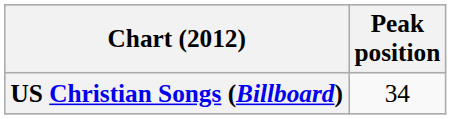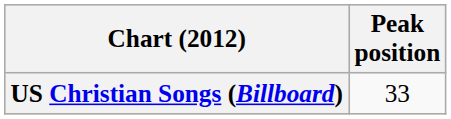(397, 93) 34 -> (397, 93) 33
